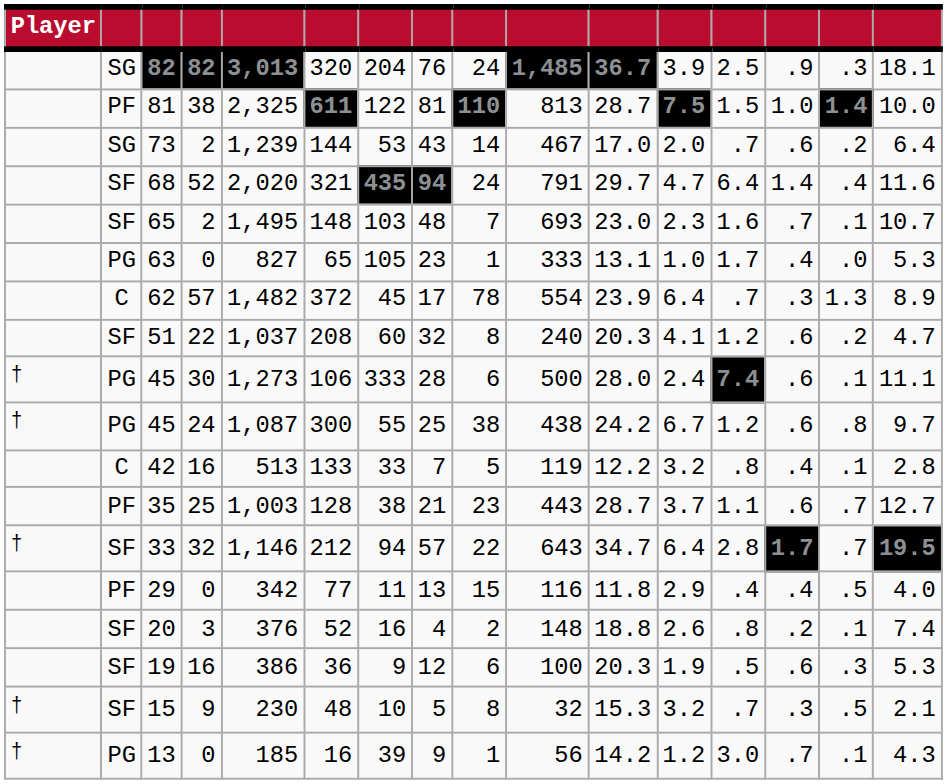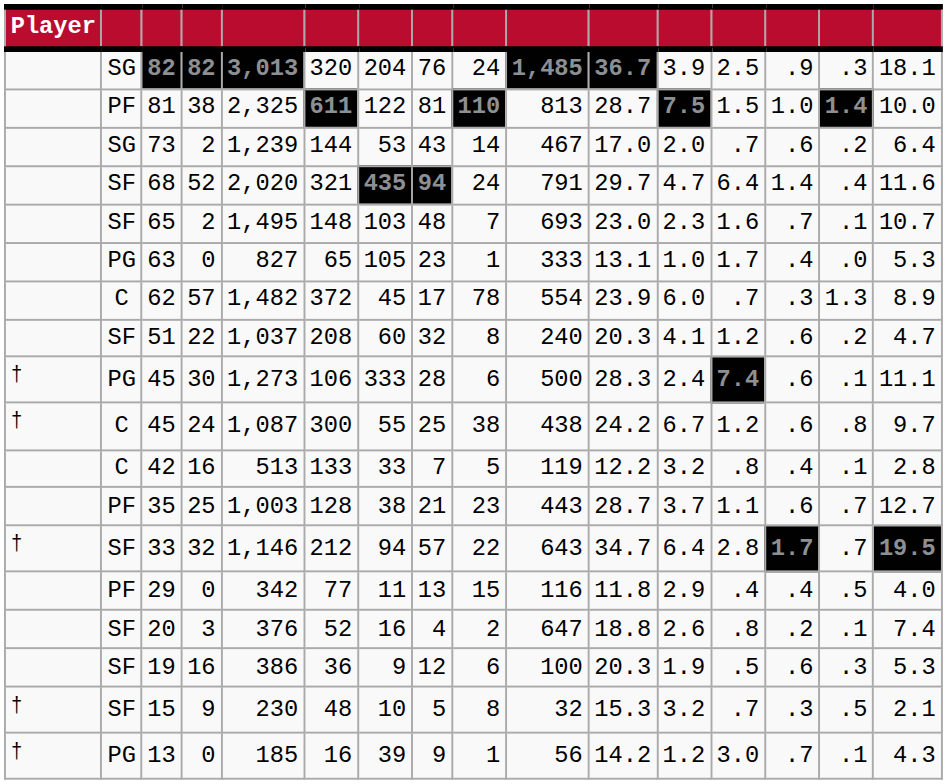(684, 300) 6.4 -> (684, 300) 6.0
(623, 381) 28.0 -> (623, 381) 28.3
(122, 427) PG -> (122, 427) C
(561, 630) 148 -> (561, 630) 647
